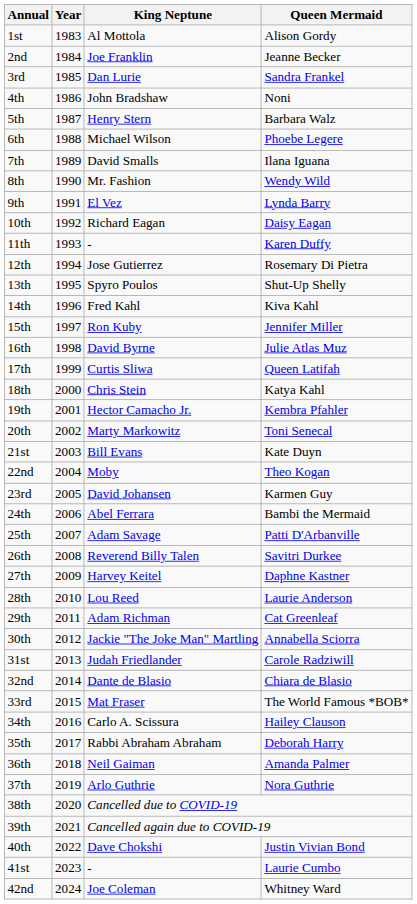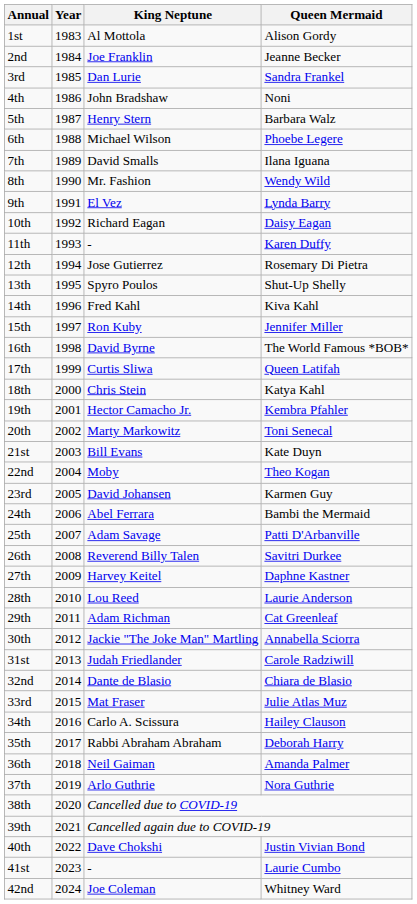(306, 347) Julie Atlas Muz -> (336, 347) The World Famous *BOB*
(336, 701) The World Famous *BOB* -> (306, 701) Julie Atlas Muz
